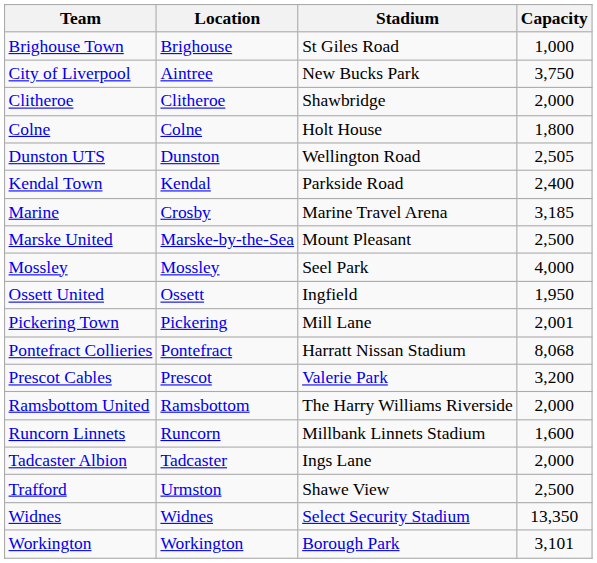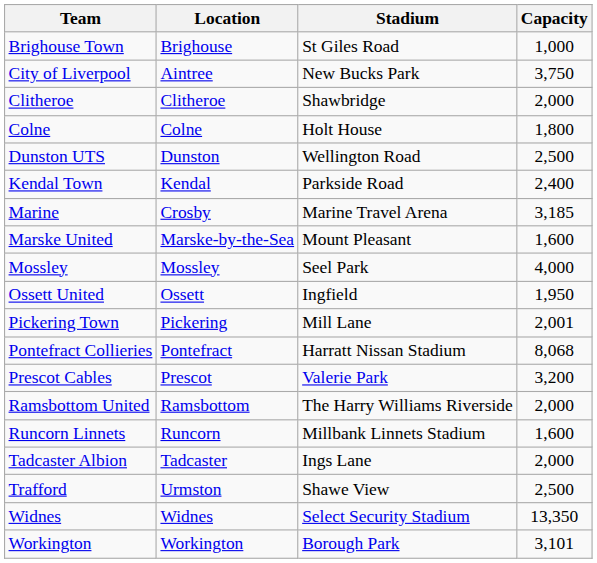(554, 156) 2,505 -> (554, 156) 2,500
(554, 239) 2,500 -> (554, 239) 1,600
